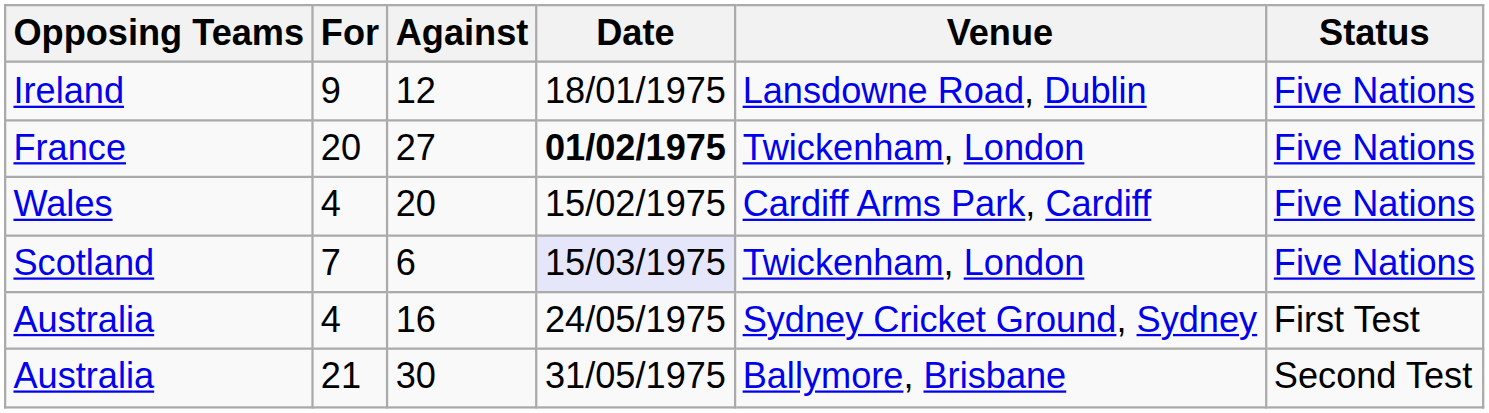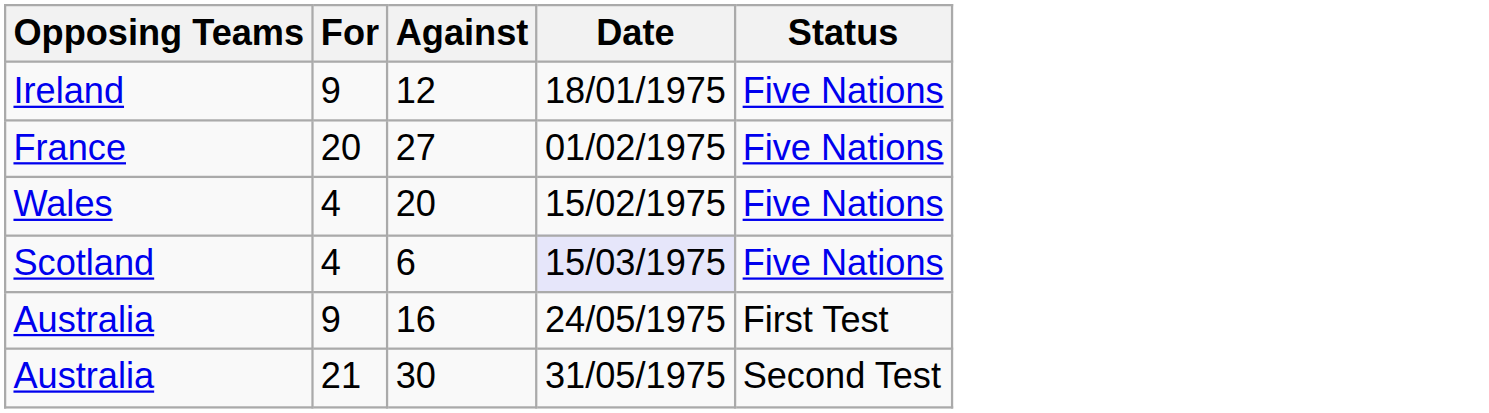- column: (1000, 33)
(635, 147) bold -> (635, 147) normal
(331, 262) 7 -> (331, 262) 4
(331, 319) 4 -> (331, 319) 9
